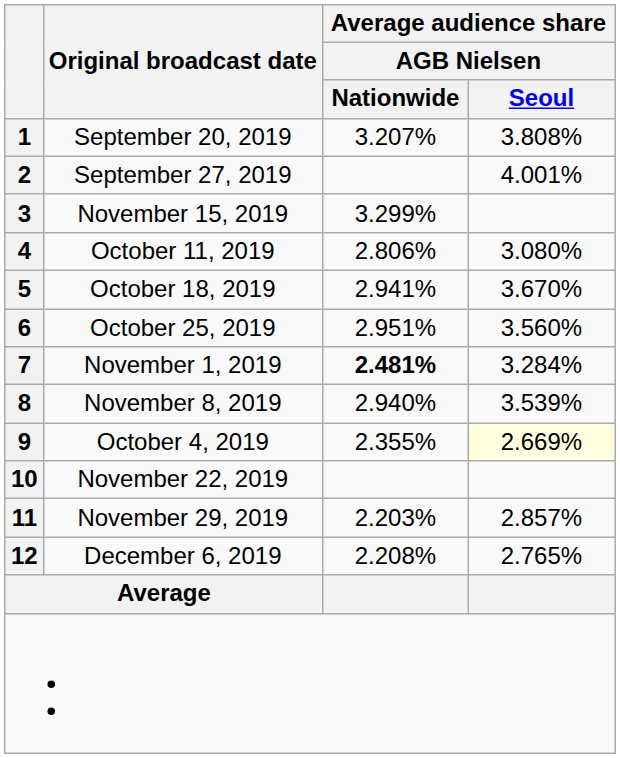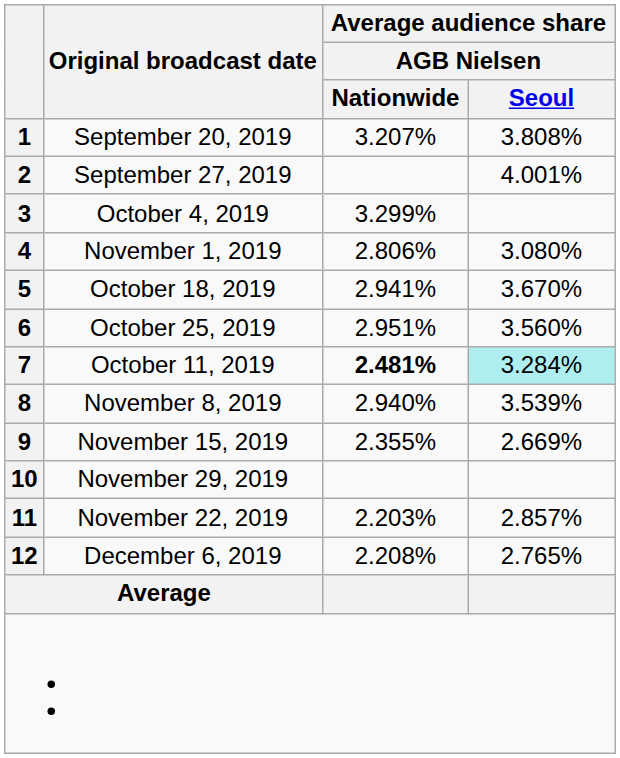(183, 213) November 15, 2019 -> (183, 213) October 4, 2019
(183, 251) October 11, 2019 -> (183, 251) November 1, 2019
(183, 365) November 1, 2019 -> (183, 365) October 11, 2019
(541, 365) no background -> (541, 365) paleturquoise background
(183, 441) October 4, 2019 -> (183, 441) November 15, 2019
(541, 441) lightyellow background -> (541, 441) no background
(183, 479) November 22, 2019 -> (183, 479) November 29, 2019
(183, 517) November 29, 2019 -> (183, 517) November 22, 2019
